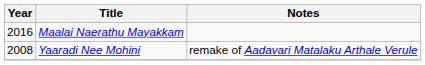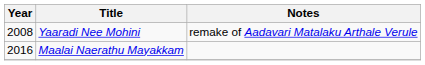rows swapped: (89, 50) <-> (111, 32)
